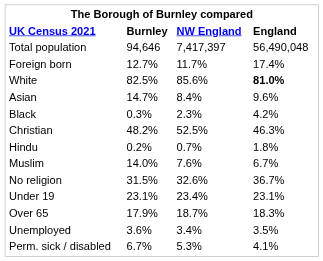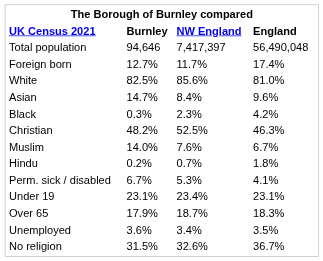(269, 81) bold -> (269, 81) normal
rows swapped: (27, 163) <-> (23, 147)
rows swapped: (35, 180) <-> (60, 246)
